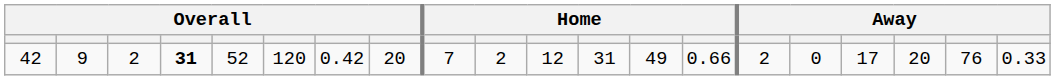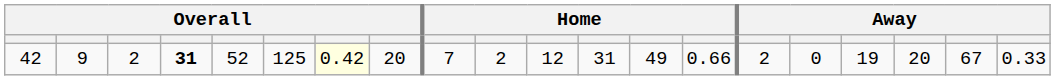(289, 59) 120 -> (289, 59) 125
(342, 59) no background -> (342, 59) lightyellow background
(868, 59) 17 -> (868, 59) 19
(971, 59) 76 -> (971, 59) 67
